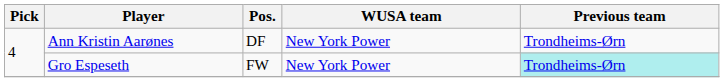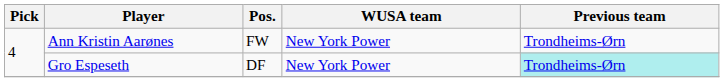(256, 40) DF -> (257, 40) FW
(257, 64) FW -> (256, 64) DF
